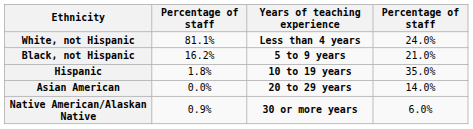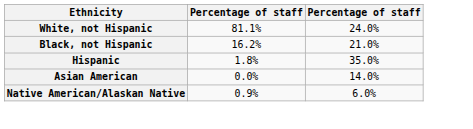- column: (310, 18)
